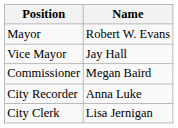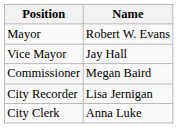(114, 93) Anna Luke -> (119, 93) Lisa Jernigan
(119, 113) Lisa Jernigan -> (114, 113) Anna Luke
